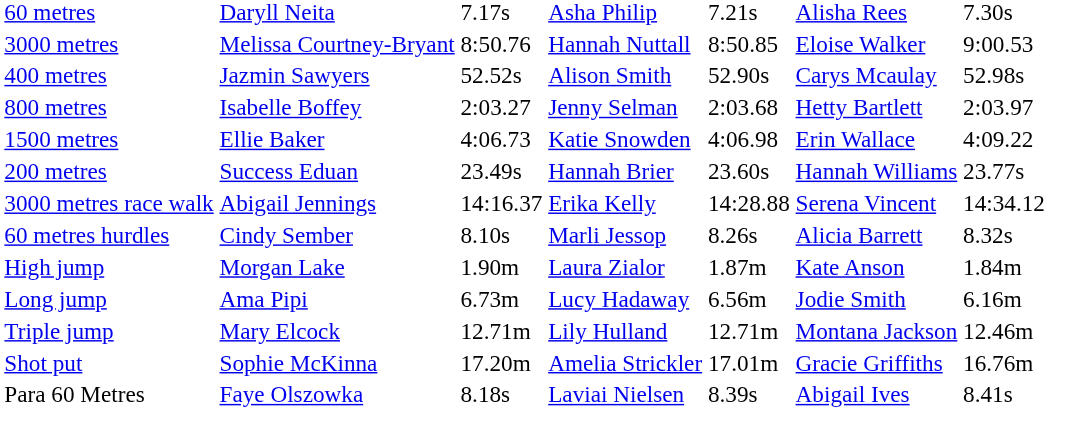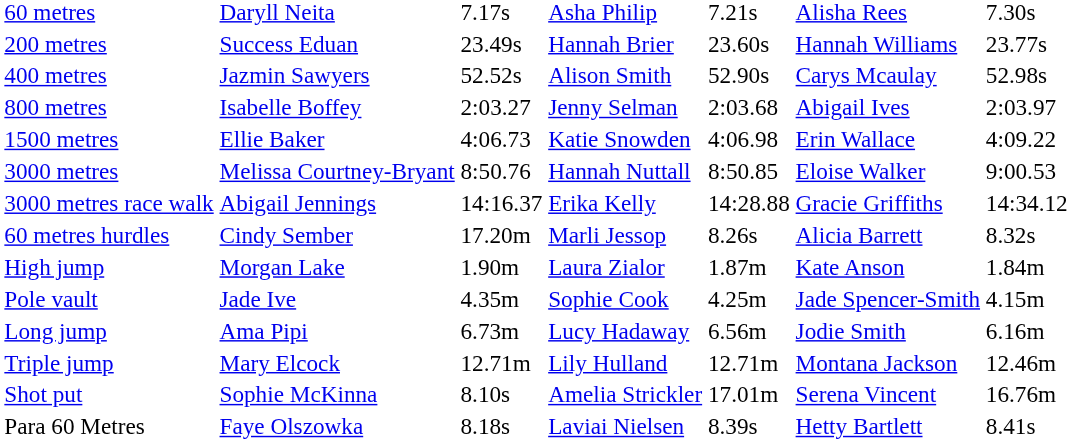rows swapped: (56, 171) <-> (61, 44)
(859, 107) Hetty Bartlett -> (853, 107) Abigail Ives
(866, 203) Serena Vincent -> (869, 203) Gracie Griffiths
(485, 235) 8.10s -> (496, 235) 17.20m
+ row: (51, 299)
(496, 363) 17.20m -> (485, 394) 8.10s
(869, 363) Gracie Griffiths -> (866, 394) Serena Vincent
(853, 394) Abigail Ives -> (859, 426) Hetty Bartlett
